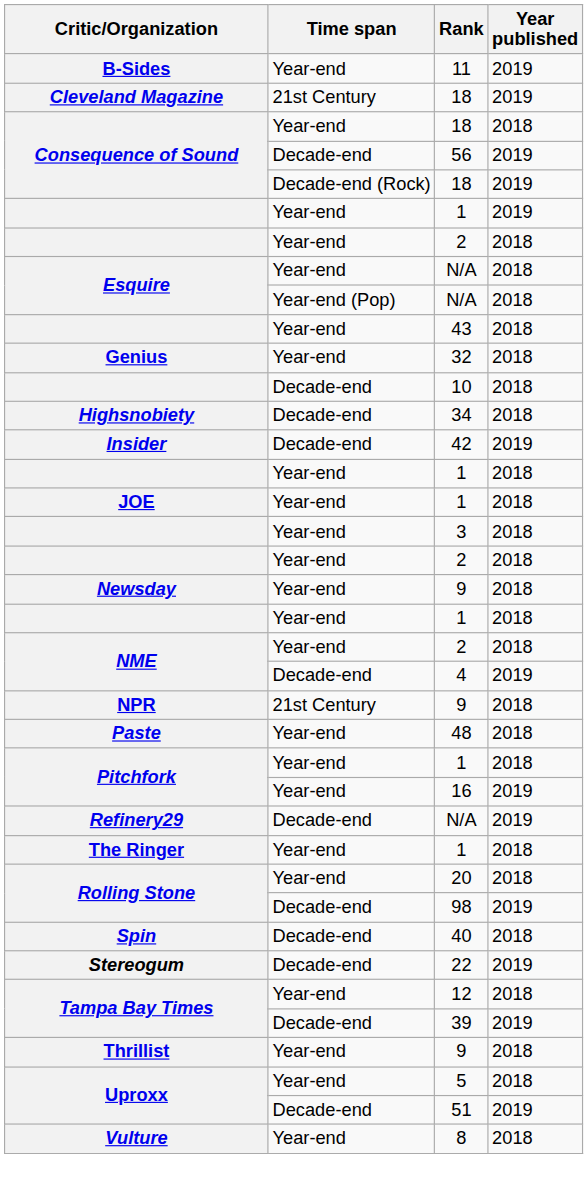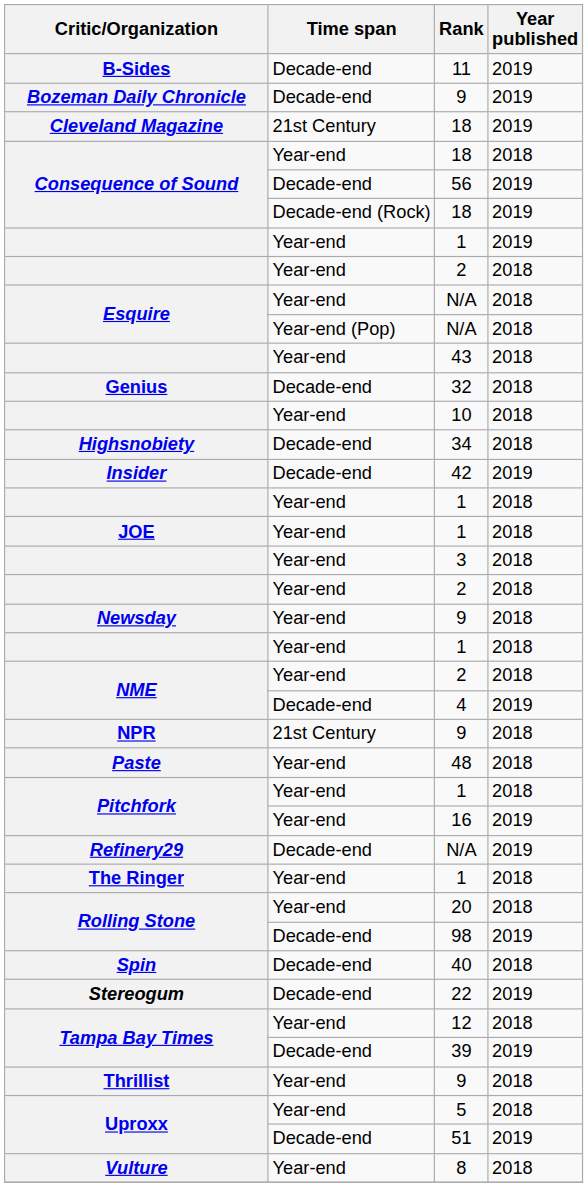(309, 68) Year-end -> (322, 68) Decade-end
+ row: (136, 97)
(309, 357) Year-end -> (322, 386) Decade-end
(322, 386) Decade-end -> (309, 415) Year-end
